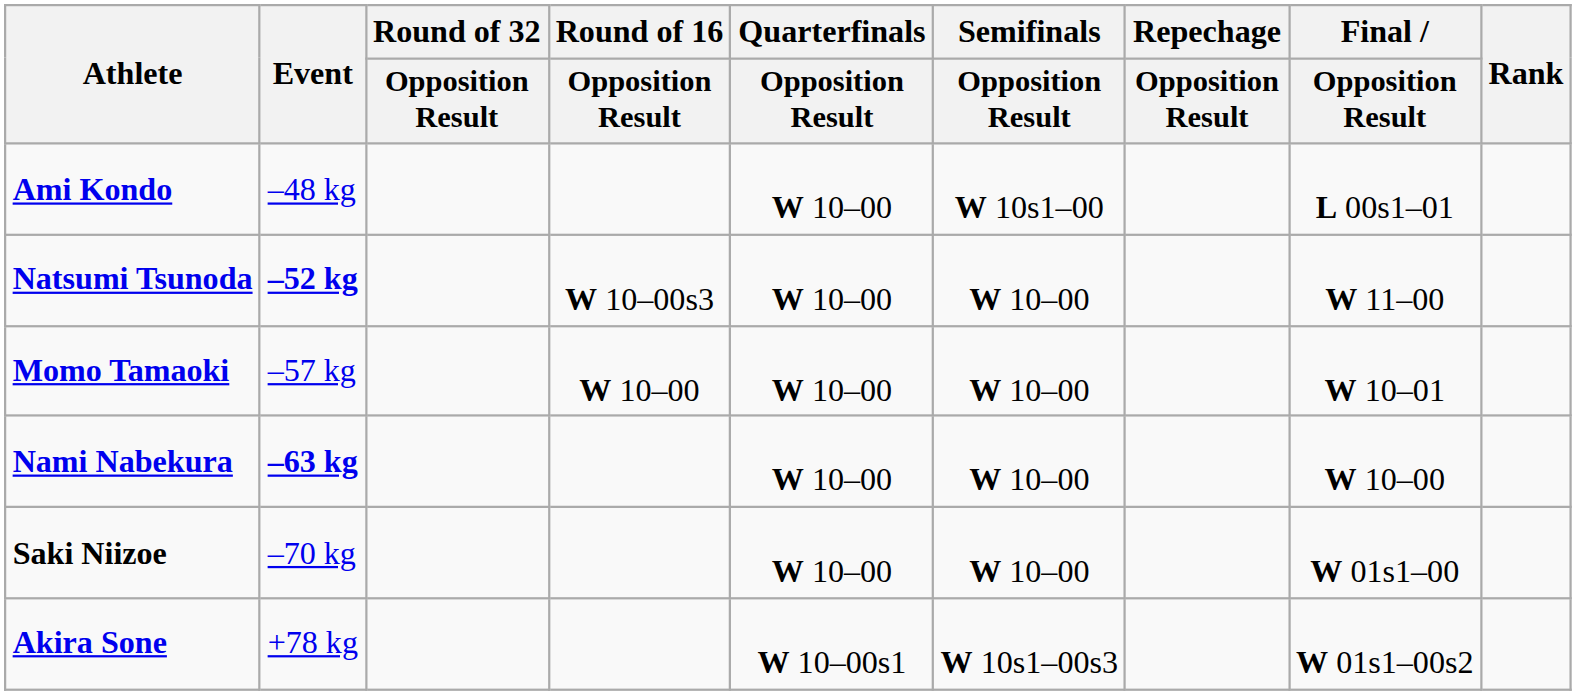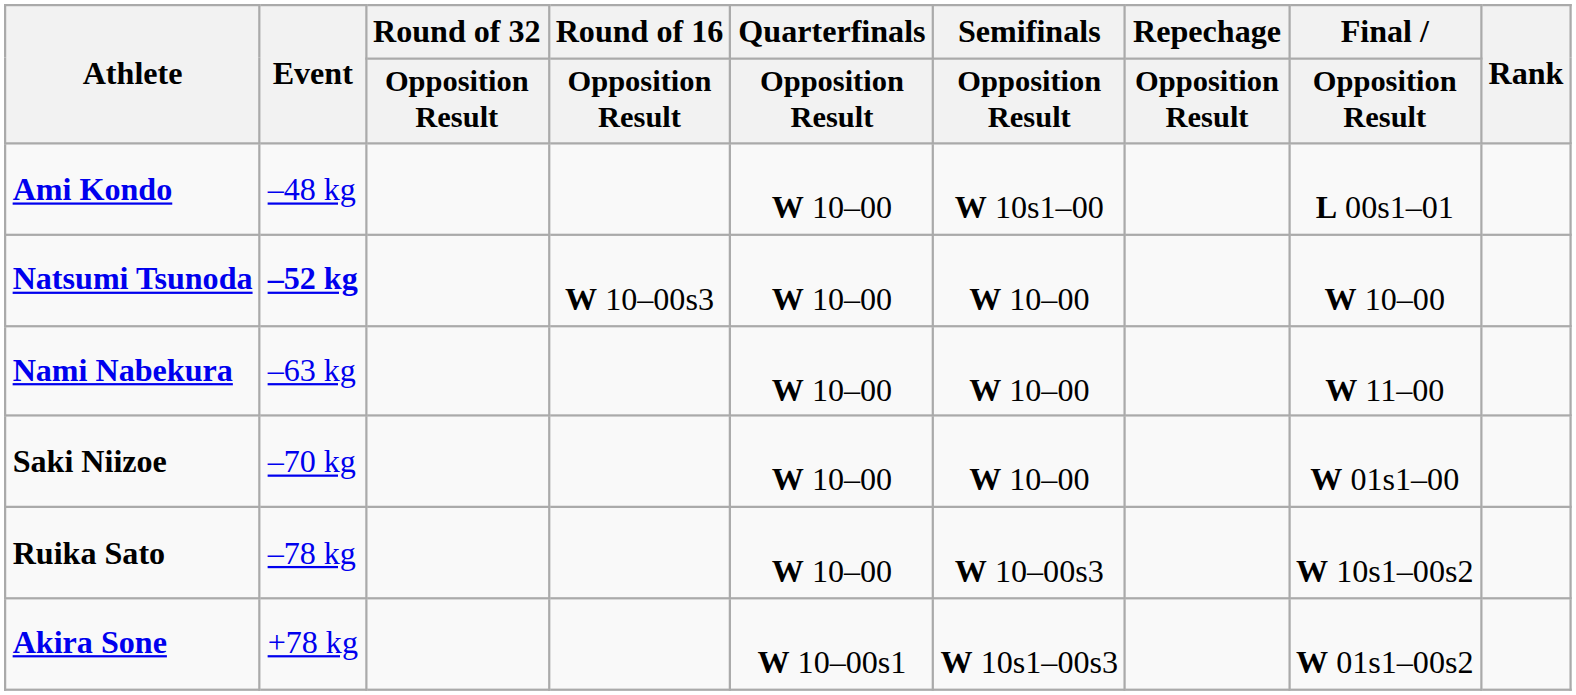(1385, 298) W 11–00 -> (1385, 298) W 10–00
- row: (121, 370)
(313, 461) bold -> (312, 370) normal
(1385, 480) W 10–00 -> (1385, 389) W 11–00
+ row: (89, 552)
